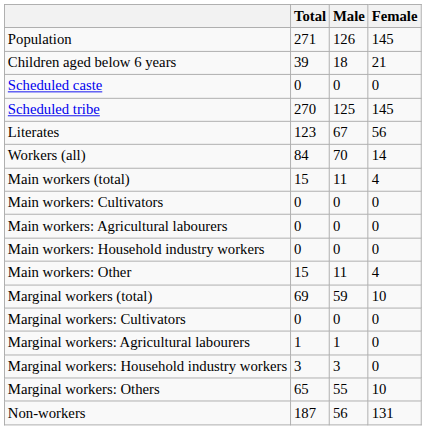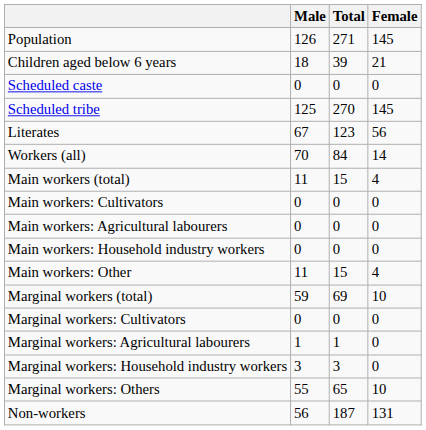columns swapped: (310, 16) <-> (349, 16)
